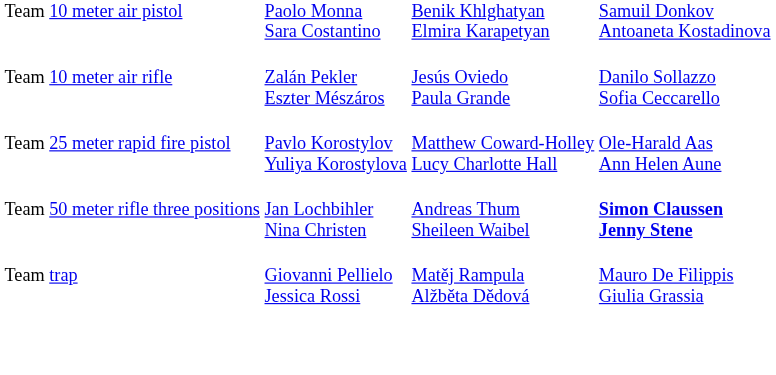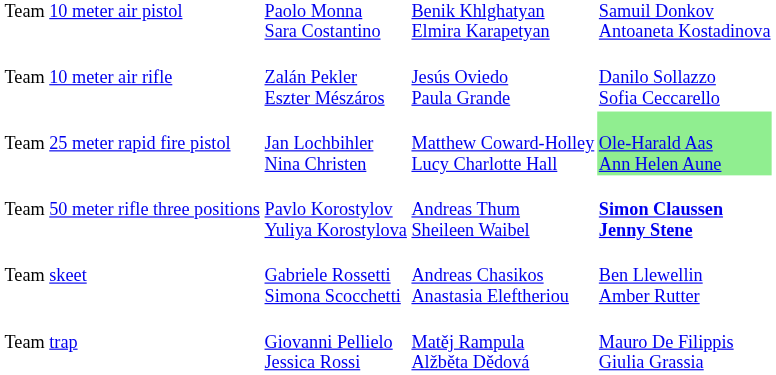(336, 153) Pavlo Korostylov Yuliya Korostylova -> (319, 153) Jan Lochbihler Nina Christen
(660, 153) no background -> (660, 153) lightgreen background
(319, 219) Jan Lochbihler Nina Christen -> (336, 219) Pavlo Korostylov Yuliya Korostylova
+ row: (46, 275)
